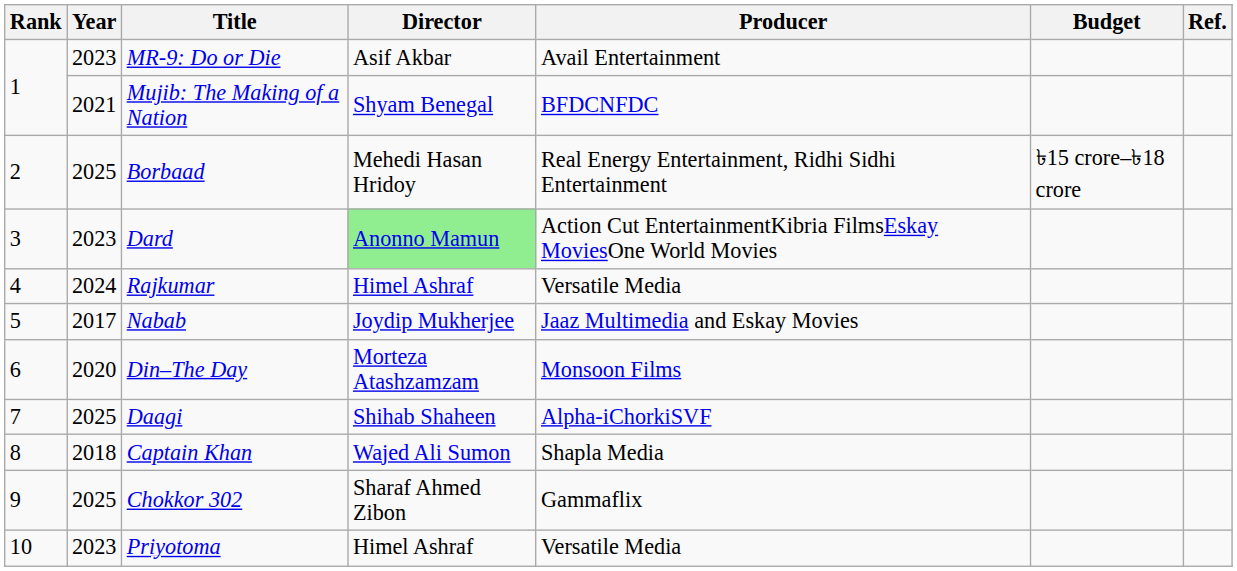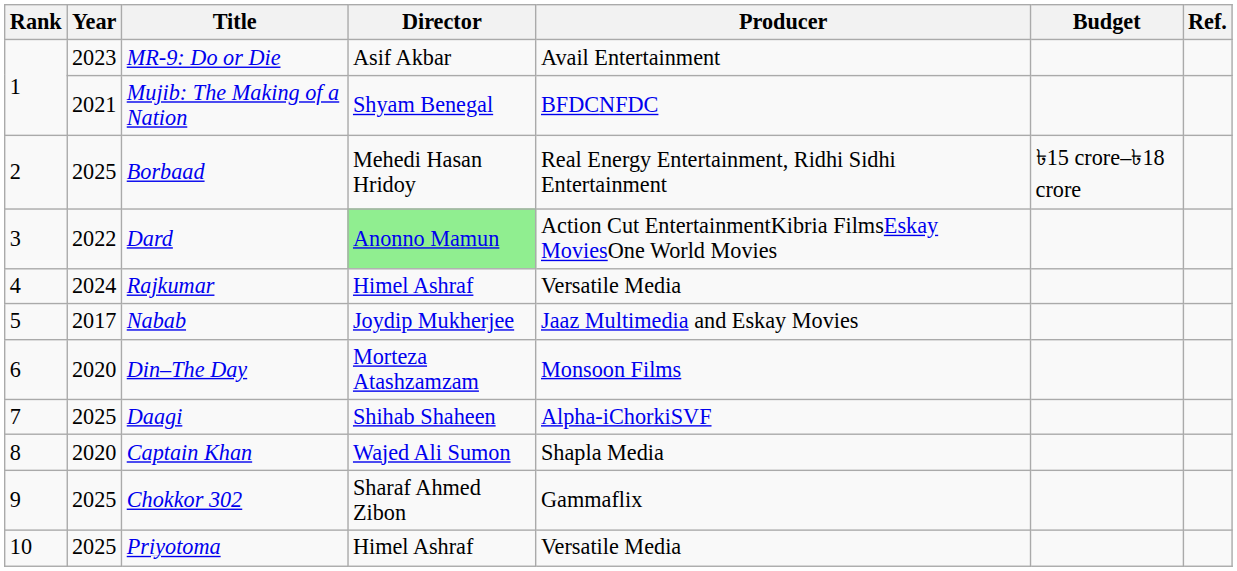(94, 238) 2023 -> (94, 238) 2022
(94, 452) 2018 -> (94, 452) 2020
(94, 547) 2023 -> (94, 547) 2025
